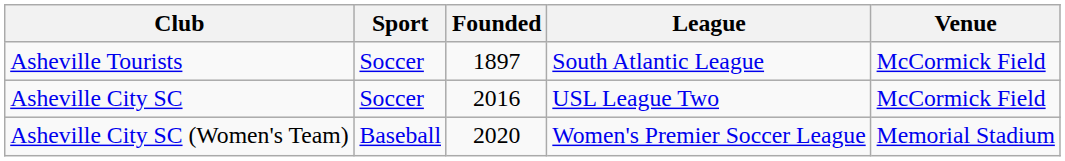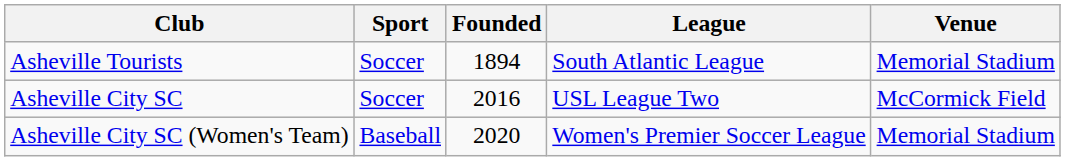(497, 60) 1897 -> (497, 60) 1894
(961, 60) McCormick Field -> (966, 60) Memorial Stadium
